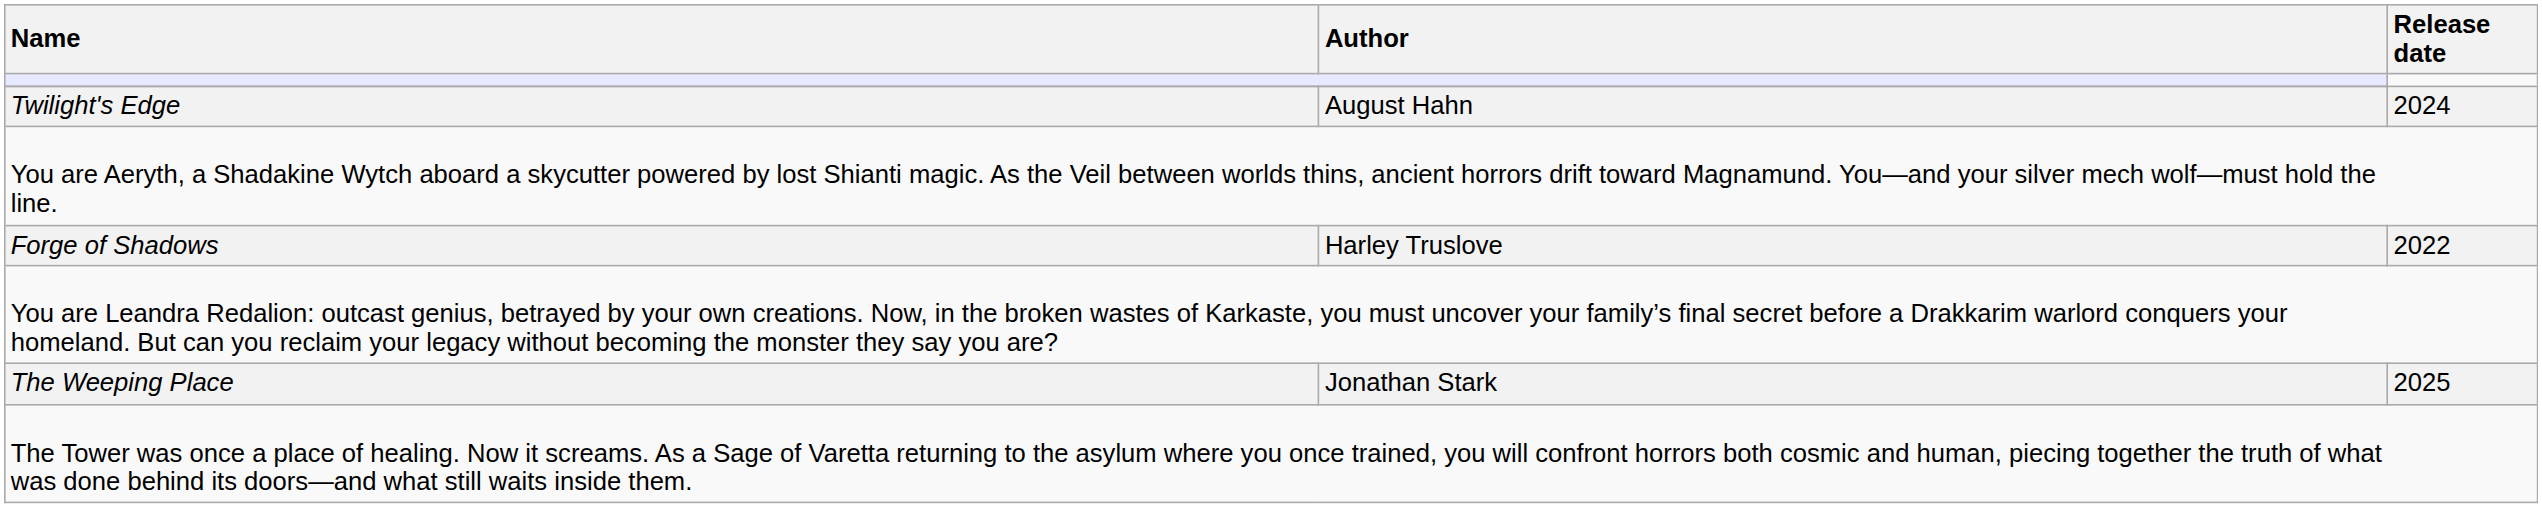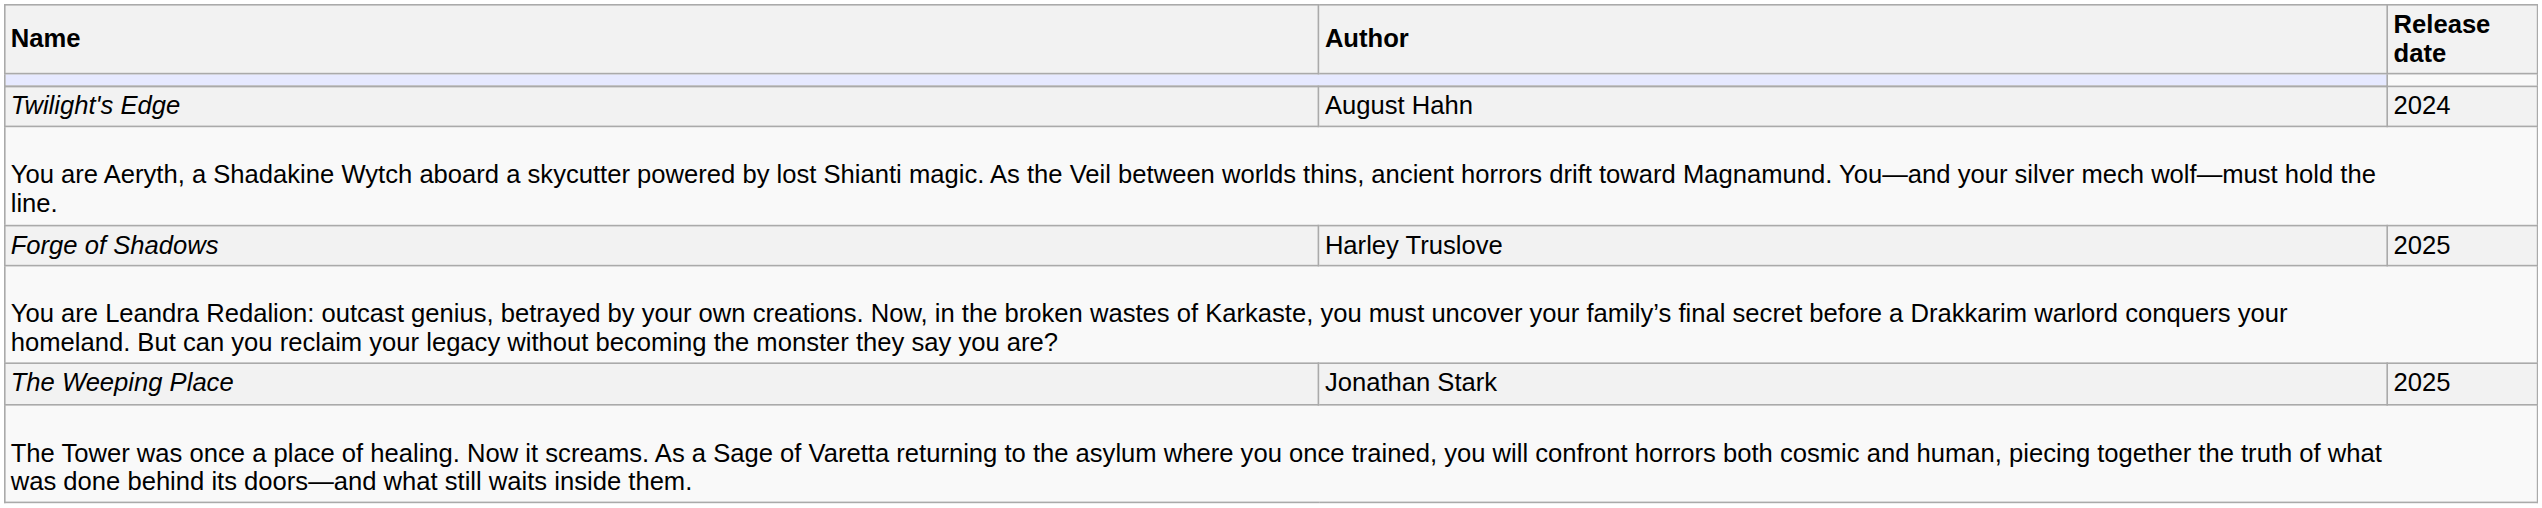(2422, 244) 2022 -> (2422, 244) 2025
